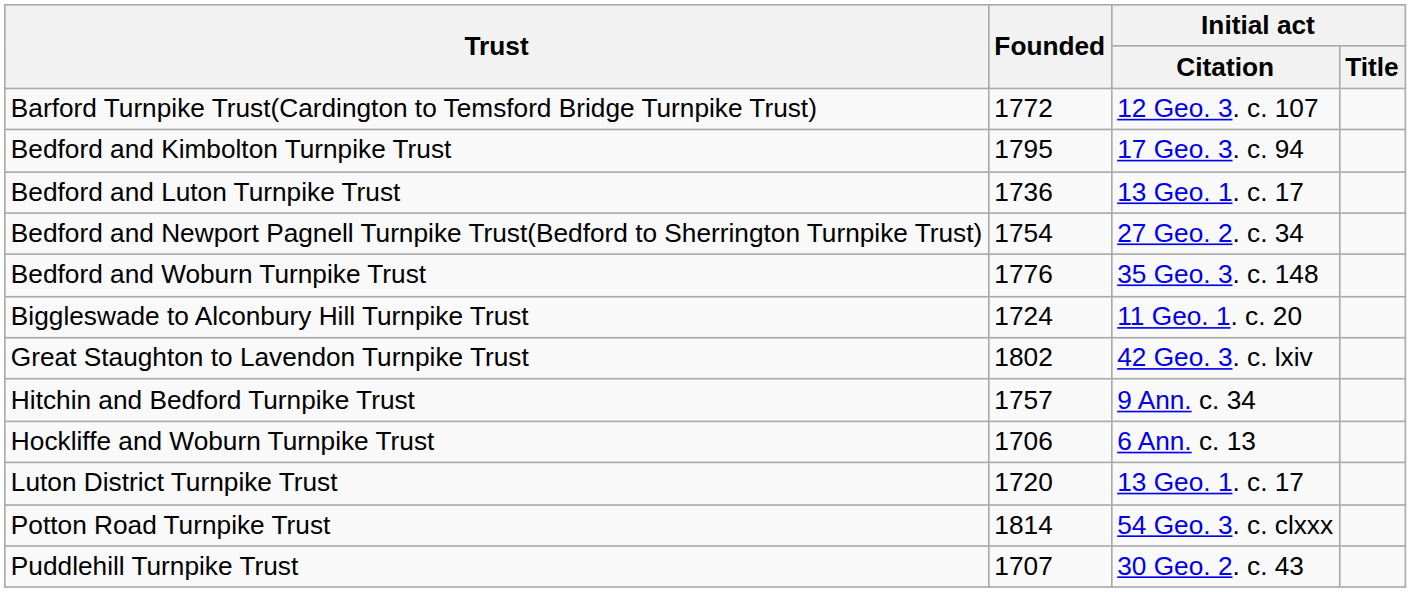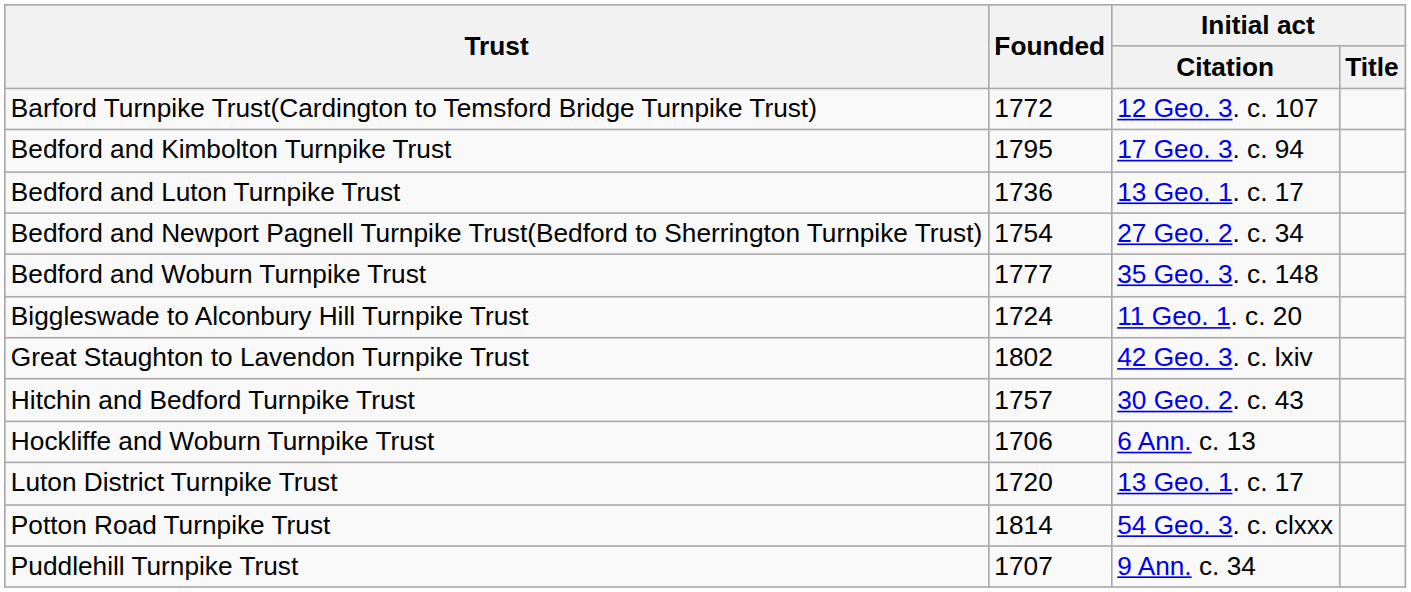(1024, 274) 1776 -> (1024, 274) 1777
(1187, 399) 9 Ann. c. 34 -> (1211, 399) 30 Geo. 2. c. 43
(1211, 566) 30 Geo. 2. c. 43 -> (1187, 566) 9 Ann. c. 34
